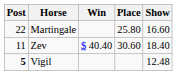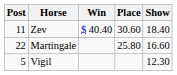rows swapped: (39, 45) <-> (53, 29)
(23, 62) bold -> (23, 62) normal
(158, 62) 12.48 -> (158, 62) 12.30
